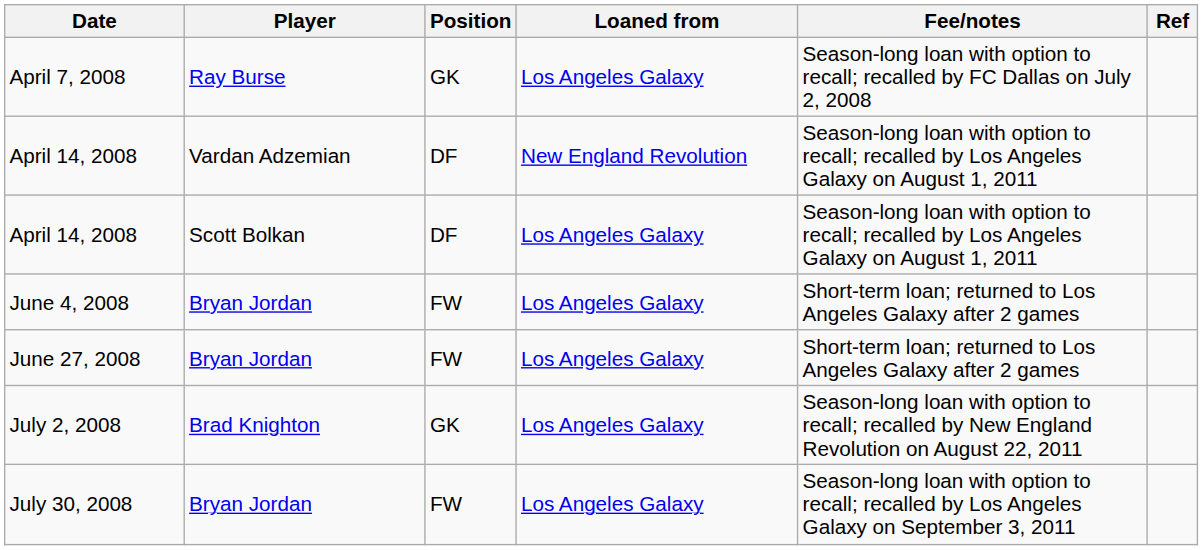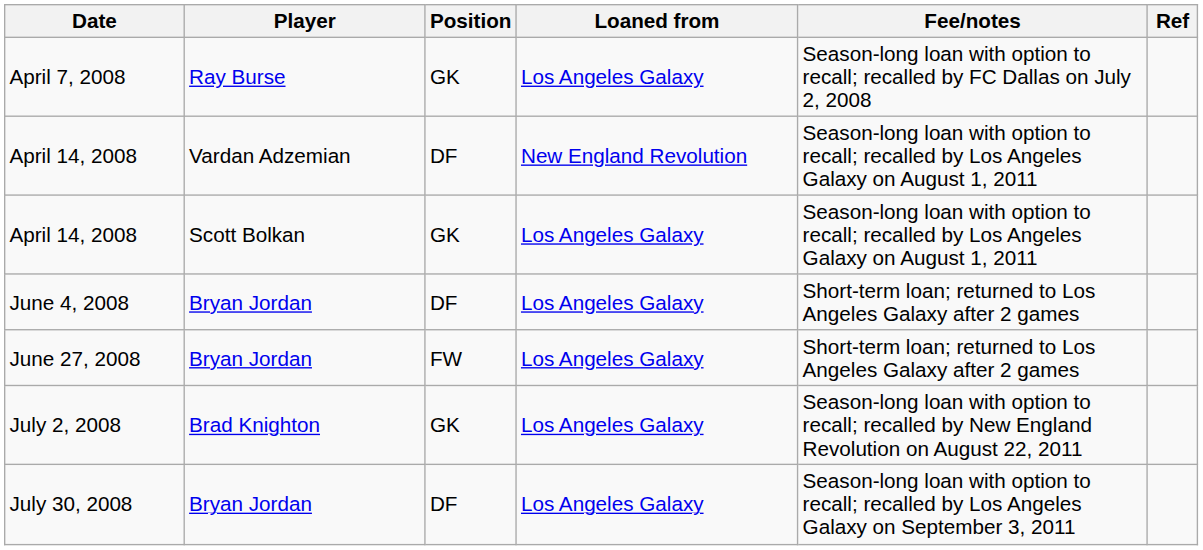(444, 235) DF -> (445, 235) GK
(446, 302) FW -> (444, 302) DF
(446, 505) FW -> (444, 505) DF
